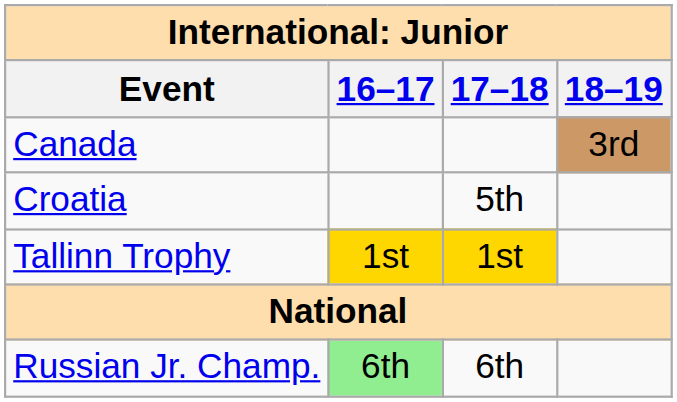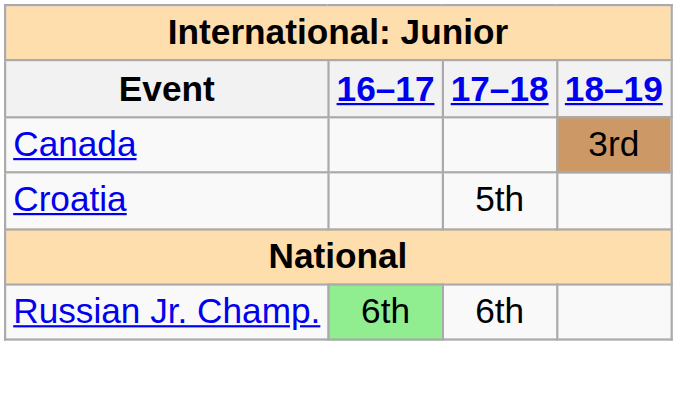- row: (122, 255)
